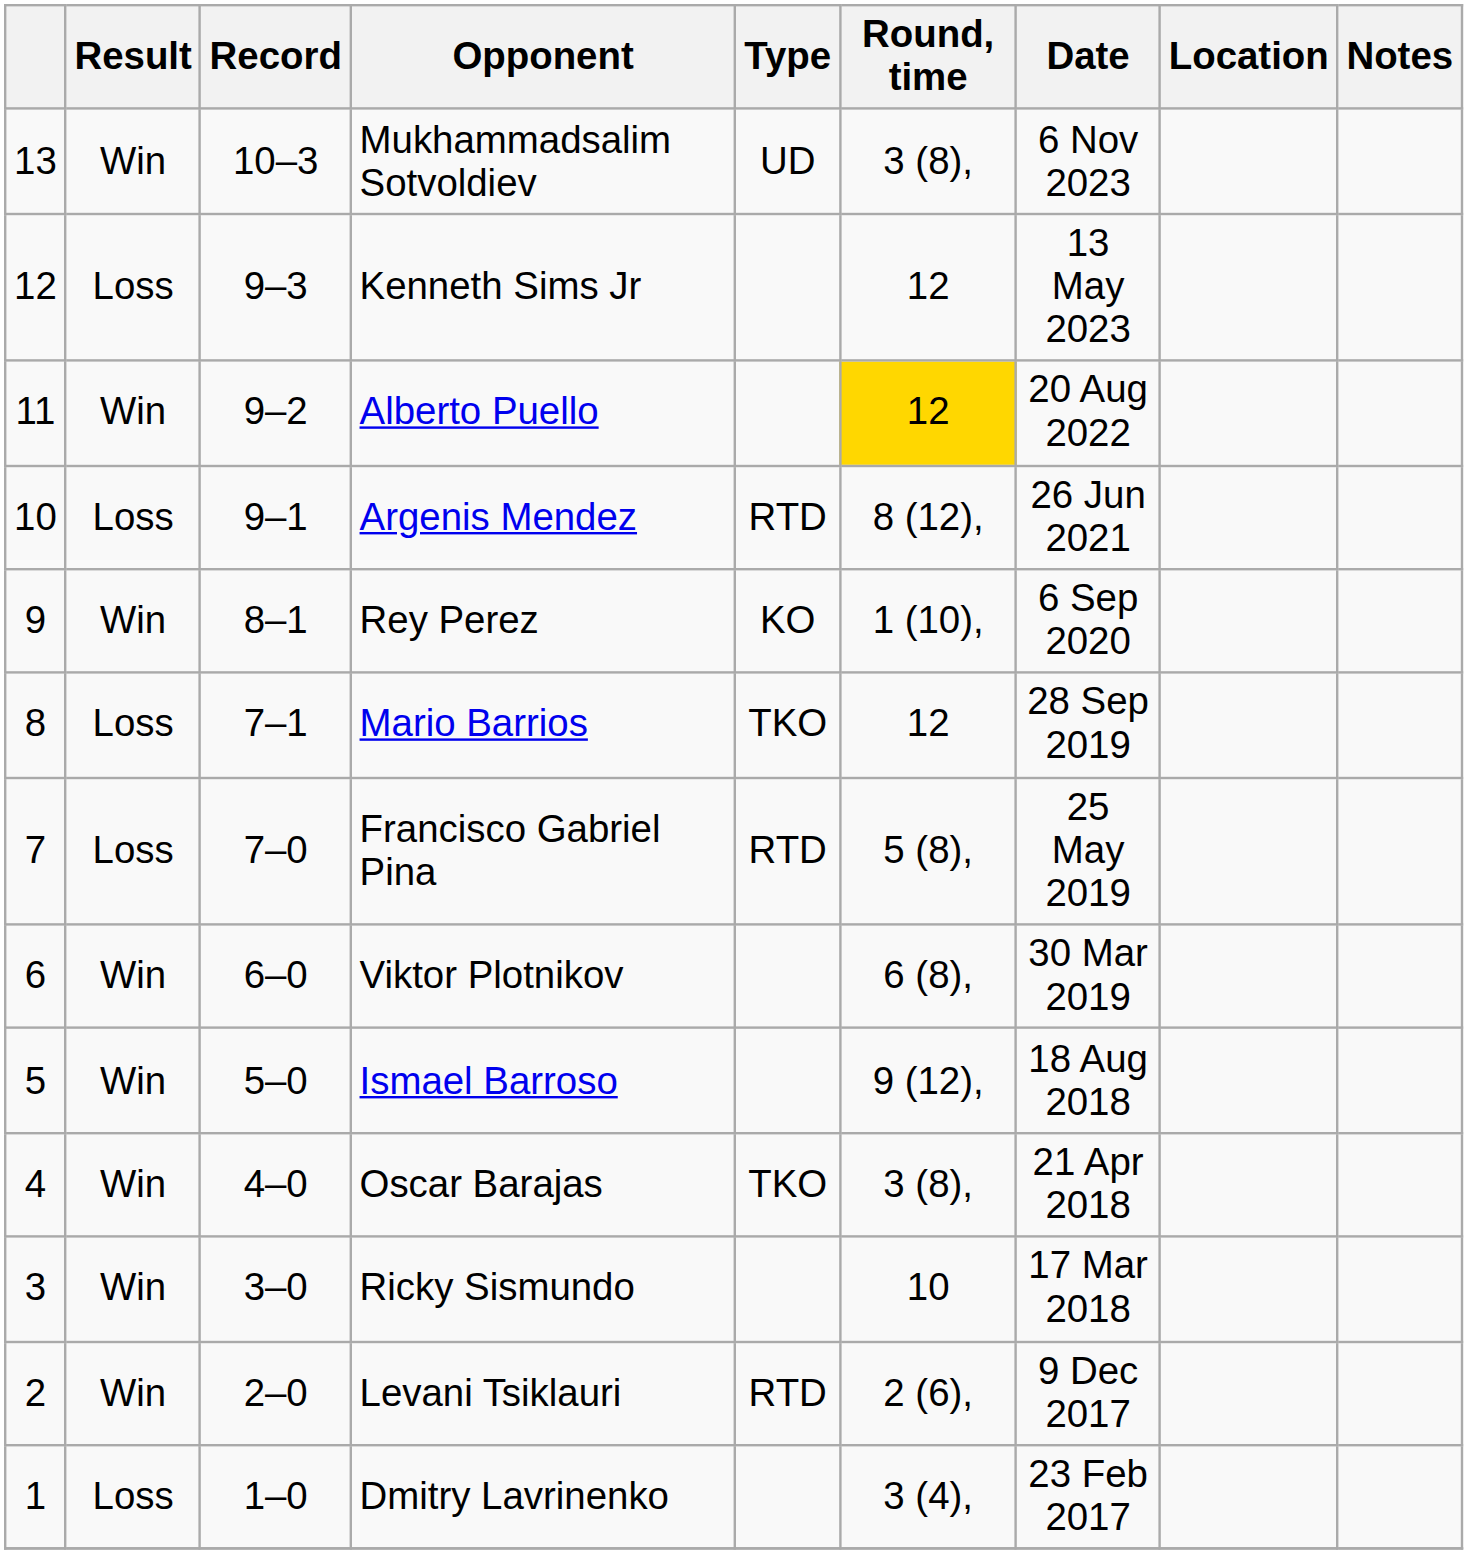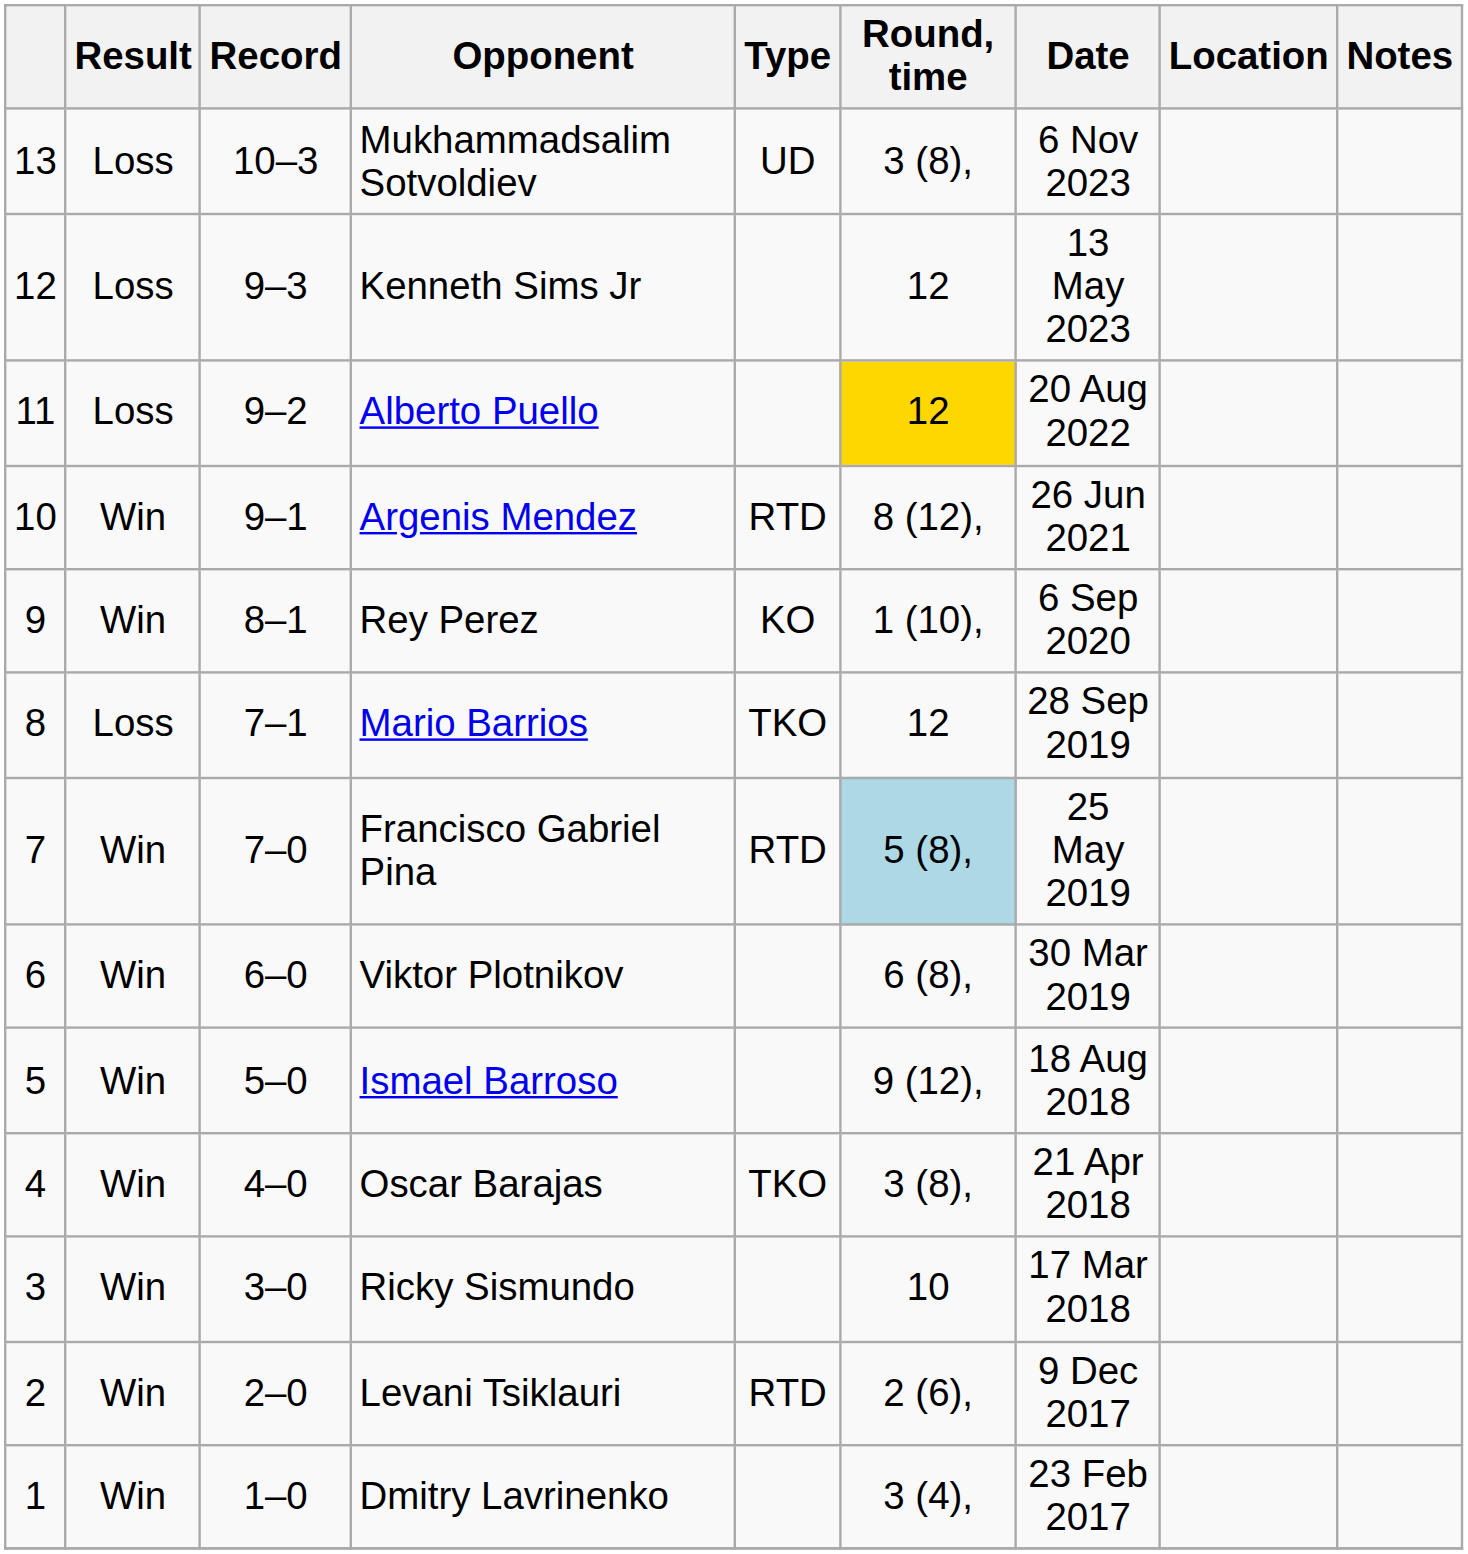(133, 160) Win -> (133, 160) Loss
(133, 412) Win -> (133, 412) Loss
(133, 516) Loss -> (133, 516) Win
(133, 850) Loss -> (133, 850) Win
(928, 850) no background -> (928, 850) lightblue background
(133, 1496) Loss -> (133, 1496) Win
